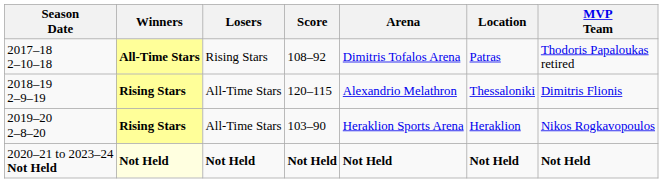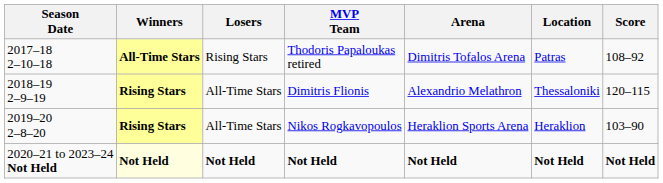columns swapped: (312, 21) <-> (598, 21)
